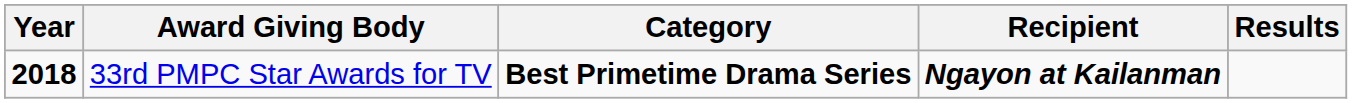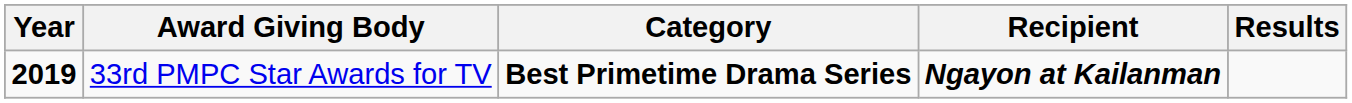(44, 73) 2018 -> (44, 73) 2019
